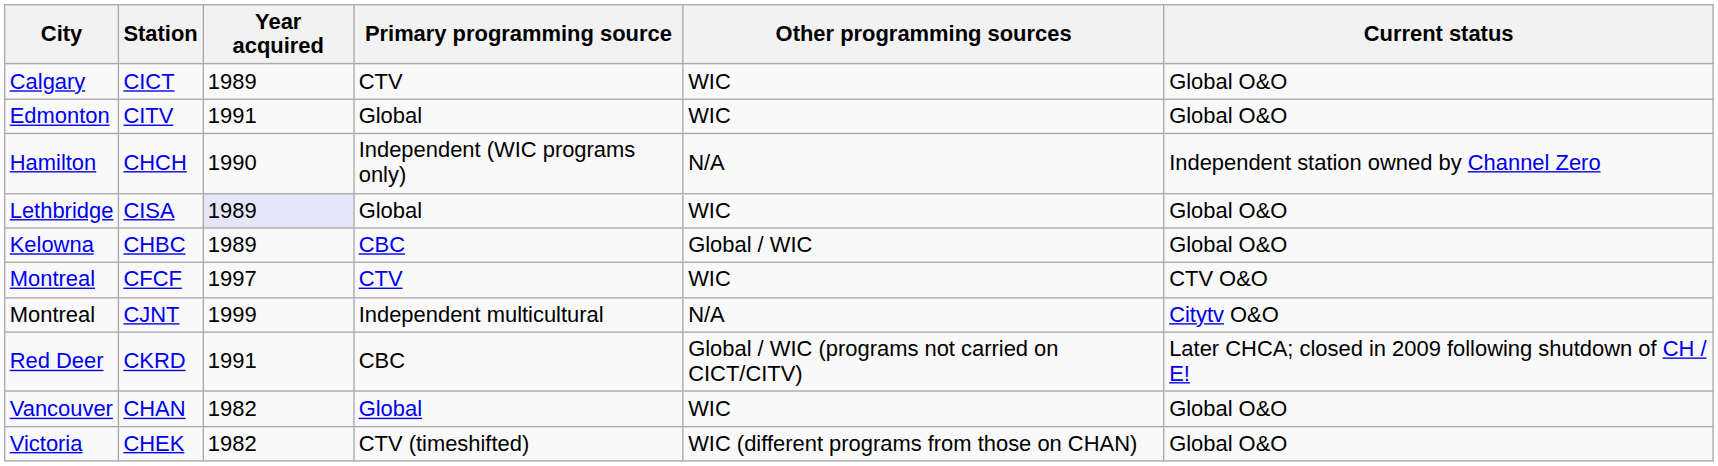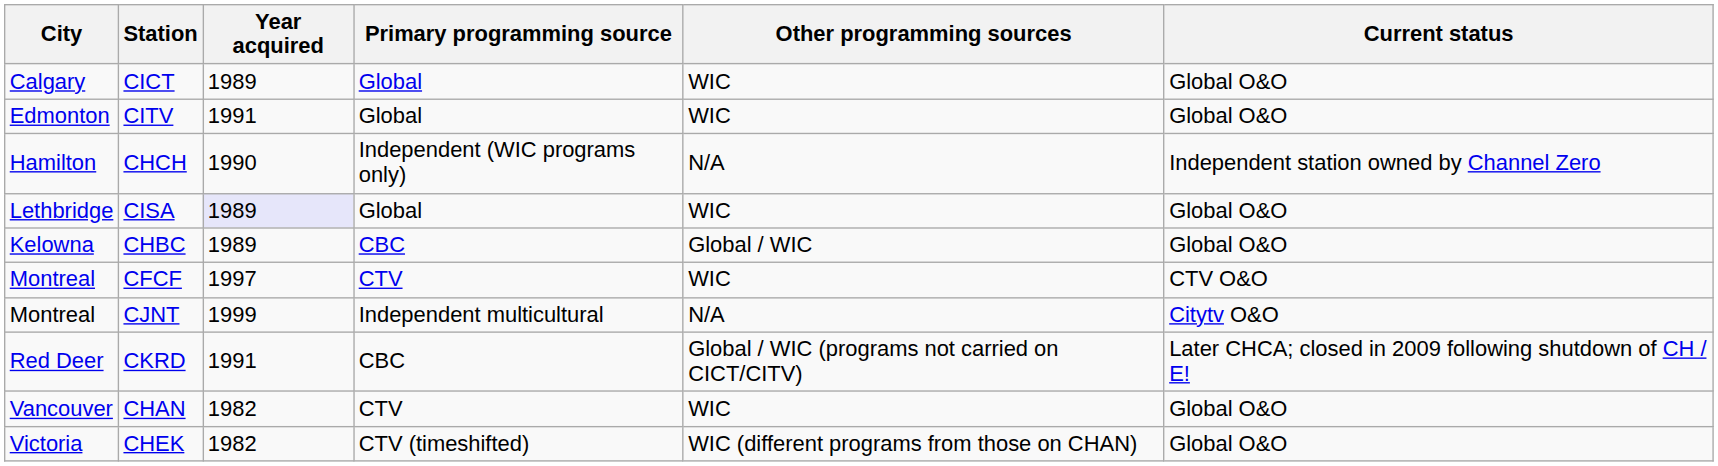(381, 81) CTV -> (390, 81) Global
(390, 408) Global -> (381, 408) CTV
